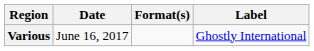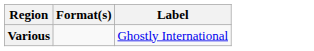- column: (92, 14)
